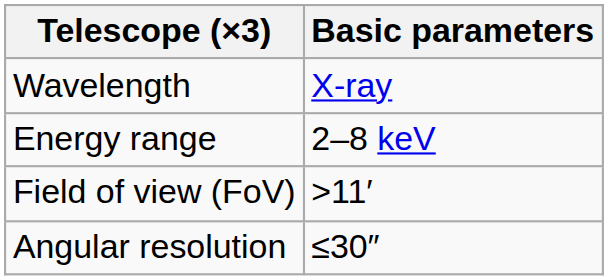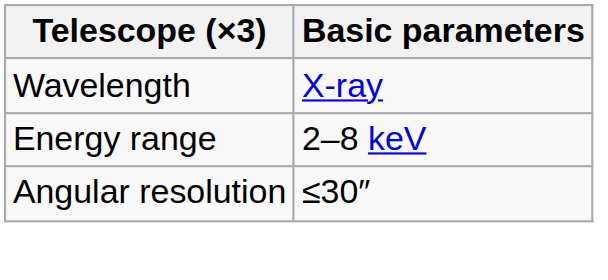- row: (154, 192)
